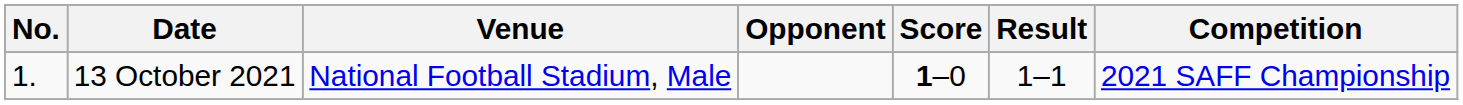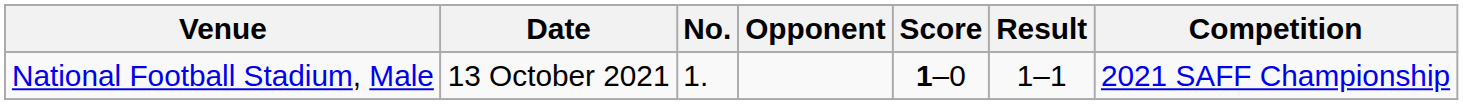columns swapped: (36, 29) <-> (520, 29)
